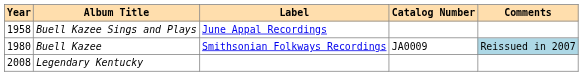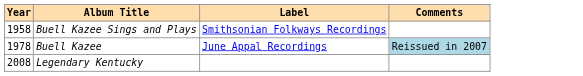- column: (433, 13)
(265, 29) June Appal Recordings -> (294, 29) Smithsonian Folkways Recordings
(19, 46) 1980 -> (19, 46) 1978
(294, 46) Smithsonian Folkways Recordings -> (265, 46) June Appal Recordings
